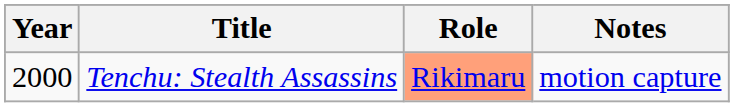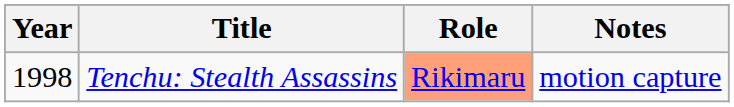(42, 76) 2000 -> (42, 76) 1998
